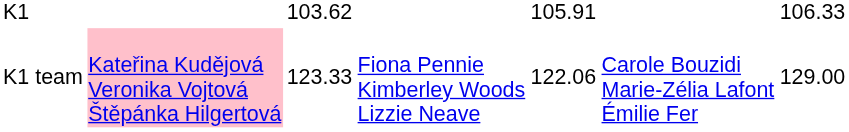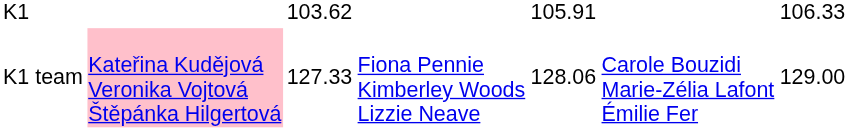(319, 77) 123.33 -> (319, 77) 127.33
(563, 77) 122.06 -> (563, 77) 128.06
